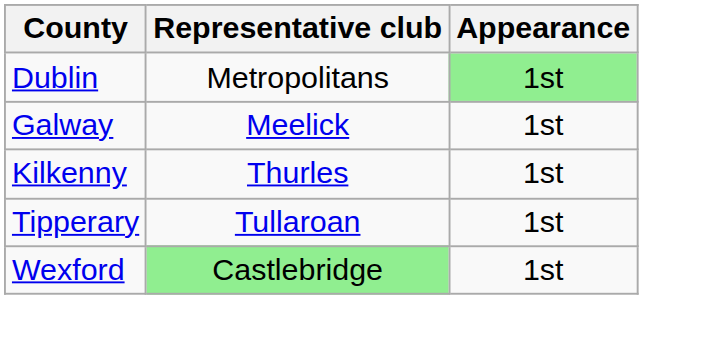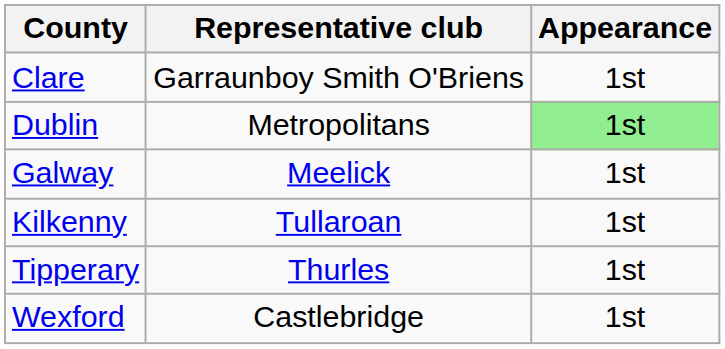+ row: (48, 76)
(298, 173) Thurles -> (339, 221) Tullaroan
(298, 221) Tullaroan -> (339, 269) Thurles
(298, 269) lightgreen background -> (339, 317) no background
